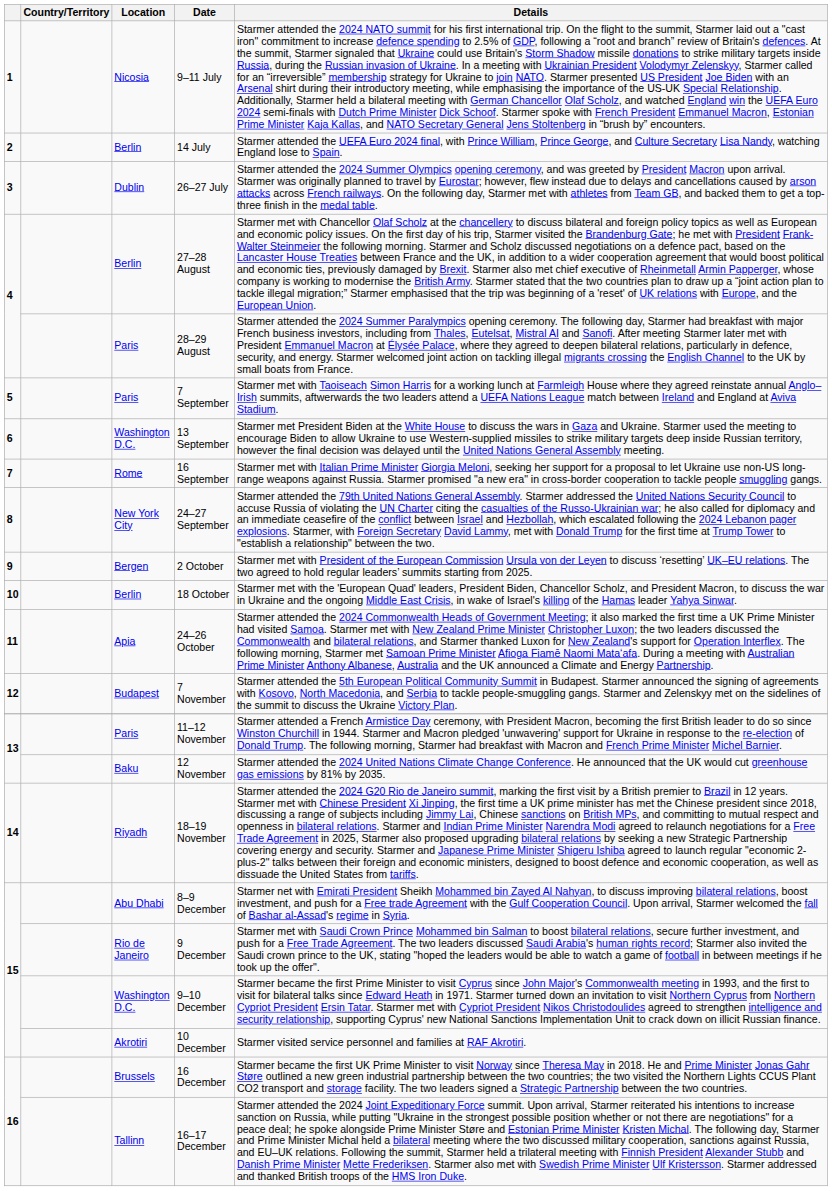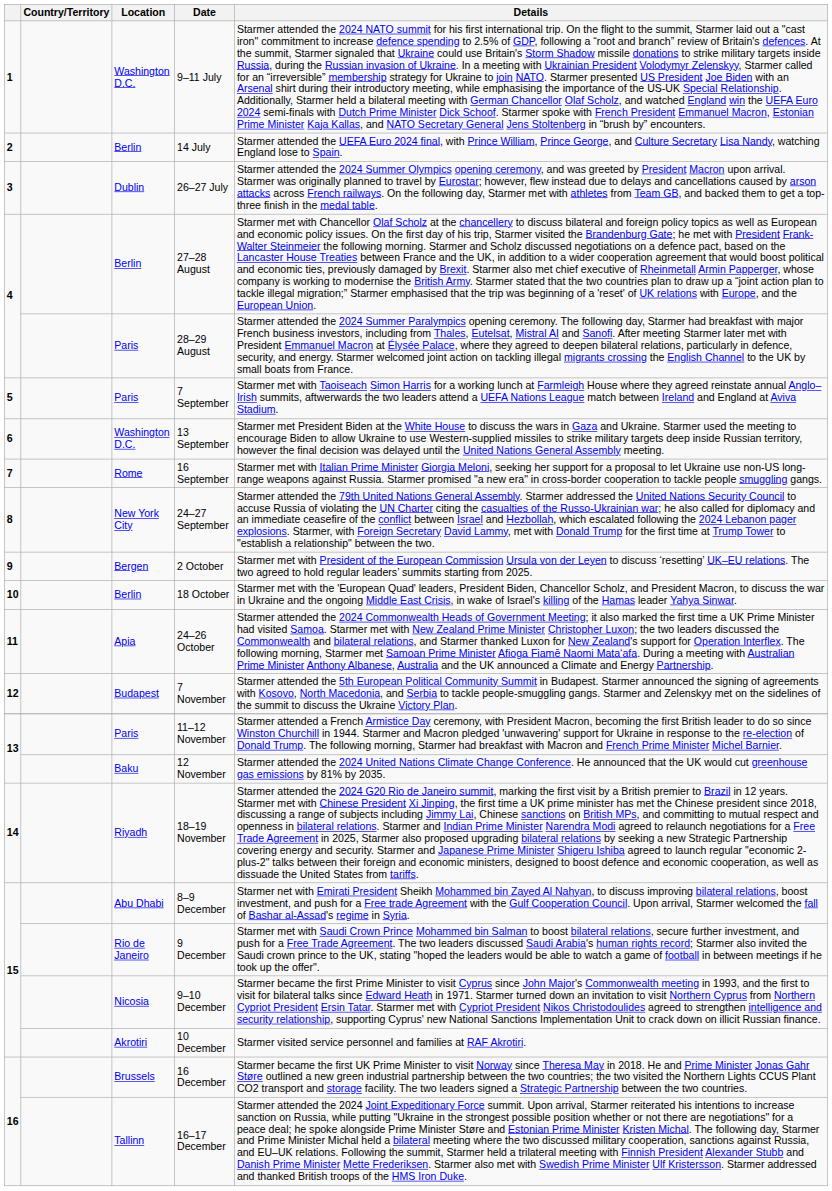(132, 77) Nicosia -> (142, 77) Washington D.C.
(142, 1002) Washington D.C. -> (132, 1002) Nicosia
